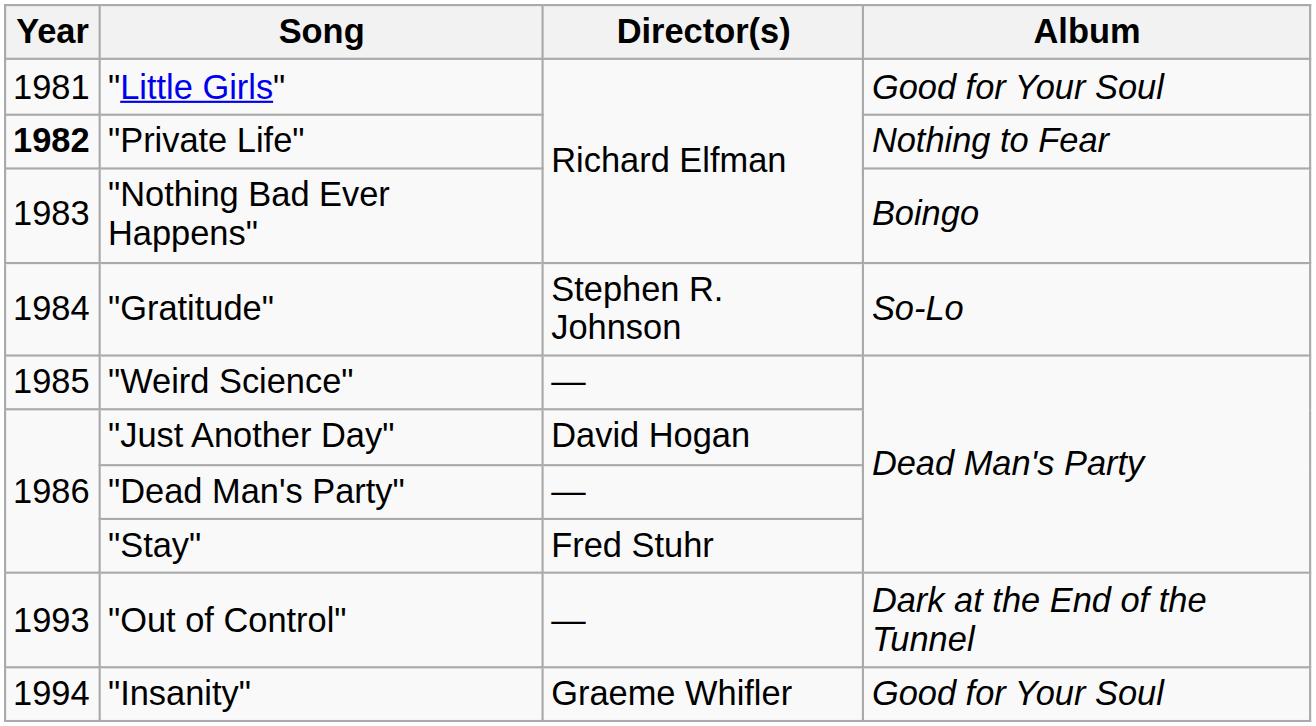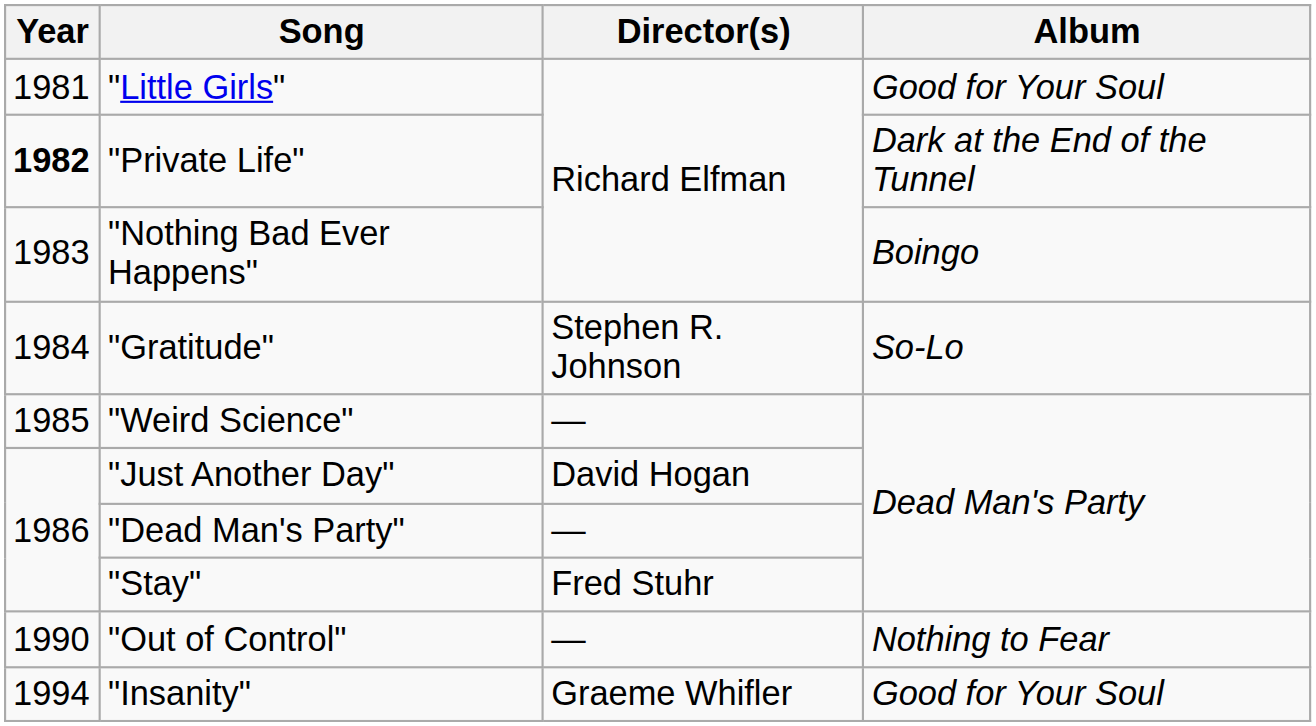(990, 140) Nothing to Fear -> (1039, 160) Dark at the End of the Tunnel
(51, 619) 1993 -> (51, 638) 1990
(1039, 619) Dark at the End of the Tunnel -> (990, 638) Nothing to Fear
